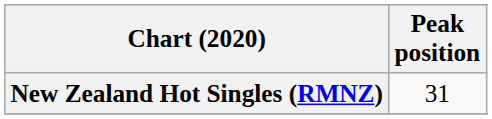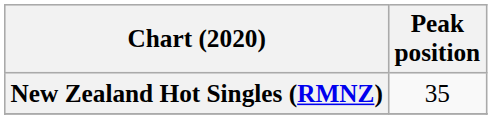(437, 93) 31 -> (437, 93) 35
